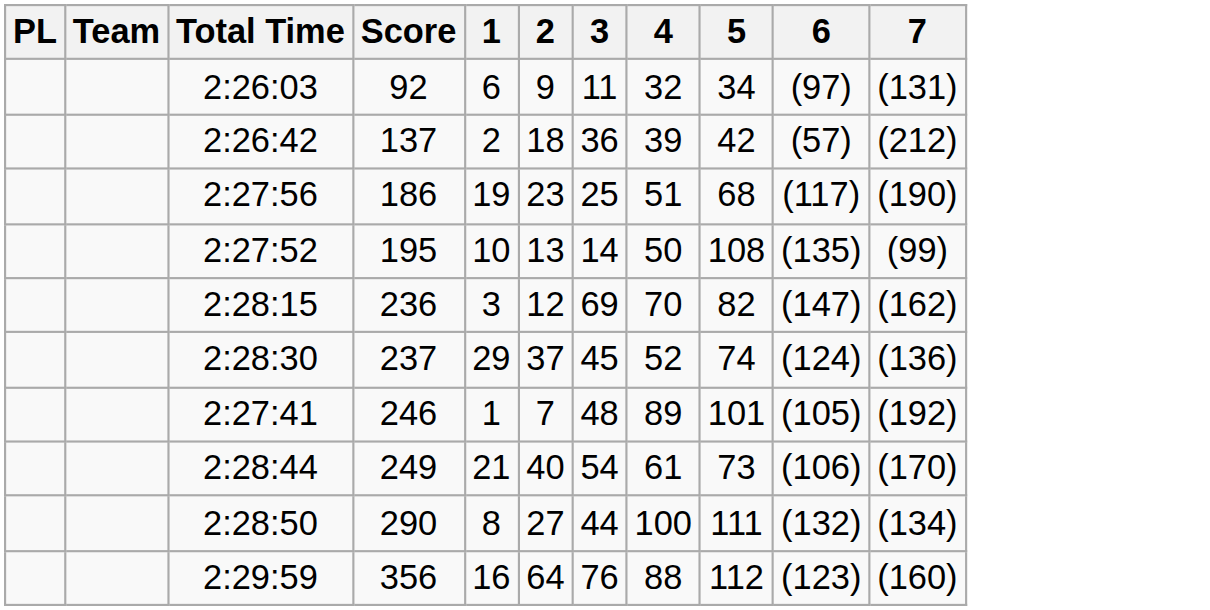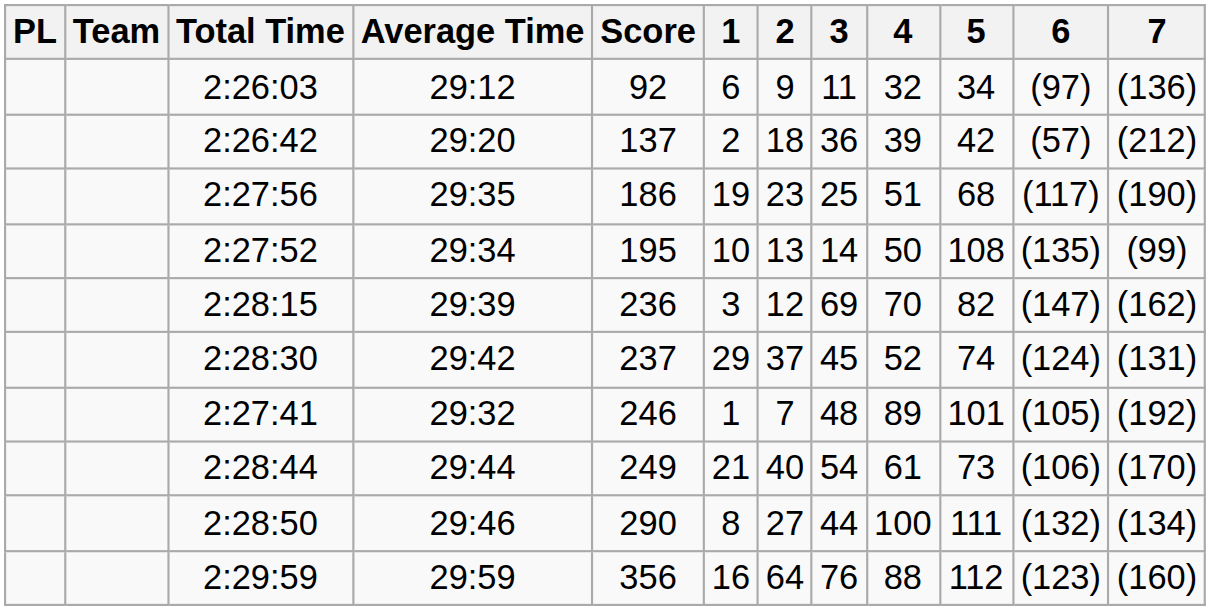+ column: (473, 31)
(917, 86) (131) -> (1157, 86) (136)
(917, 359) (136) -> (1157, 359) (131)
